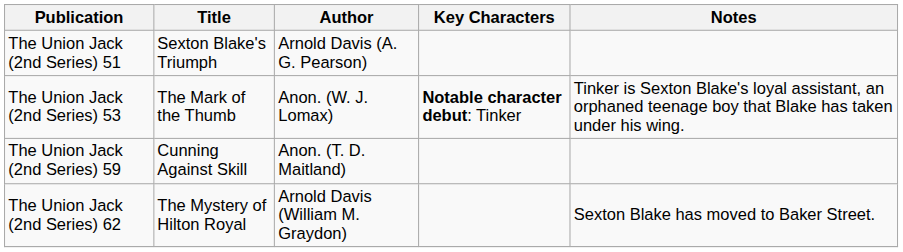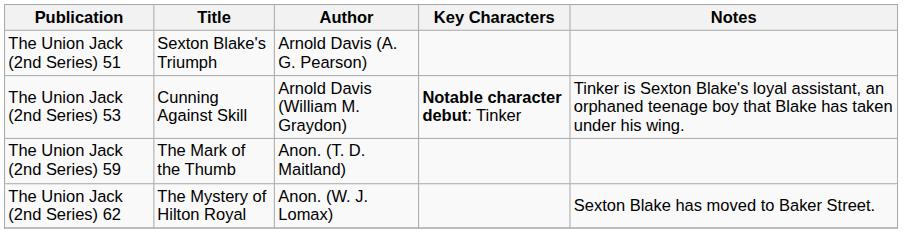(201, 106) The Mark of the Thumb -> (202, 106) Cunning Against Skill
(323, 106) Anon. (W. J. Lomax) -> (325, 106) Arnold Davis (William M. Graydon)
(202, 160) Cunning Against Skill -> (201, 160) The Mark of the Thumb
(325, 214) Arnold Davis (William M. Graydon) -> (323, 205) Anon. (W. J. Lomax)
